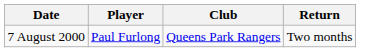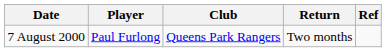+ column: (369, 15)
